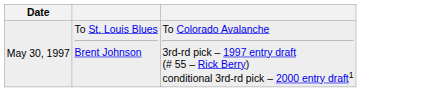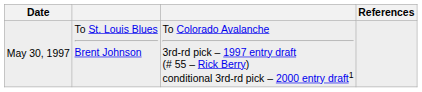+ column: (386, 12)
